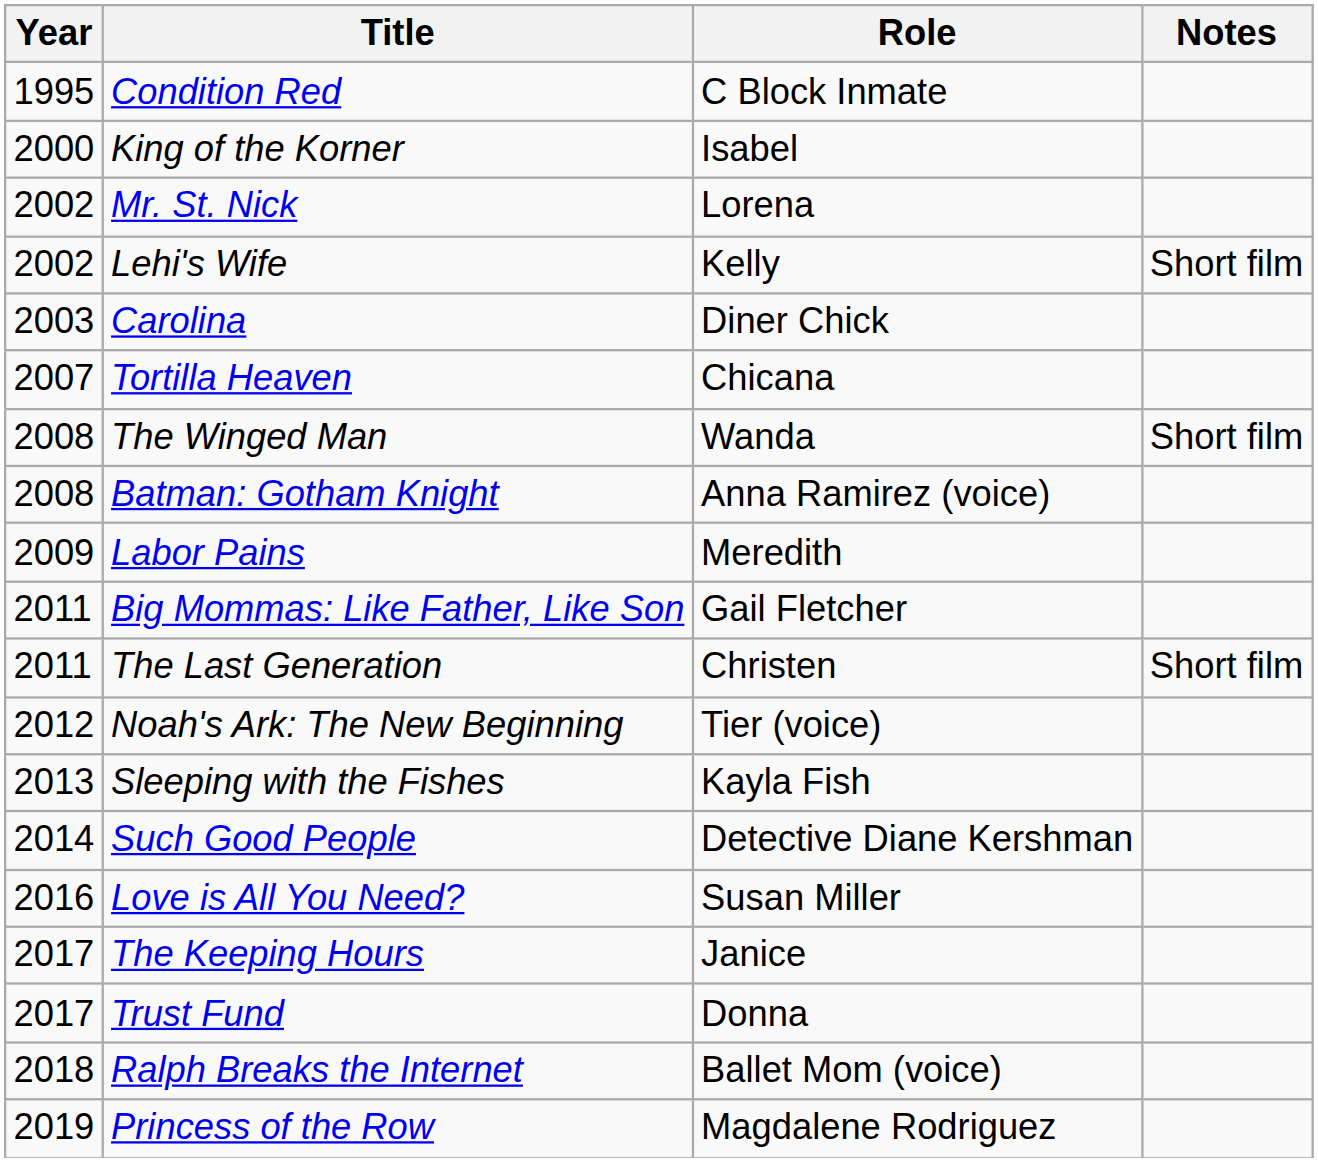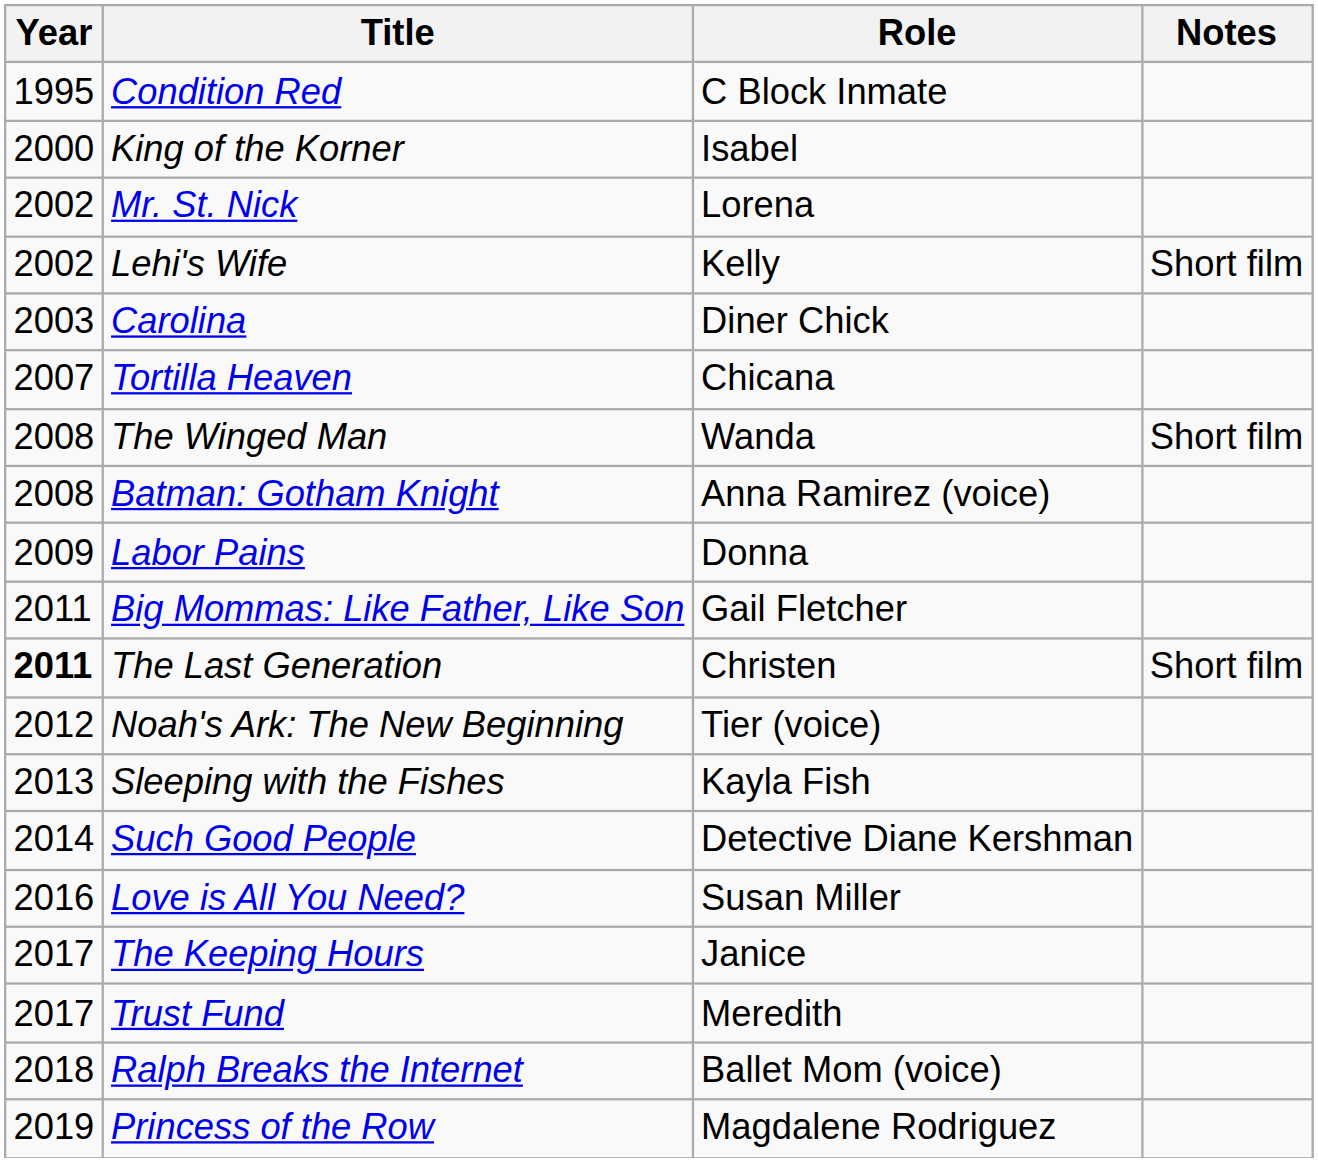(772, 551) Meredith -> (755, 551) Donna
(53, 666) normal -> (53, 666) bold
(755, 1012) Donna -> (772, 1012) Meredith
